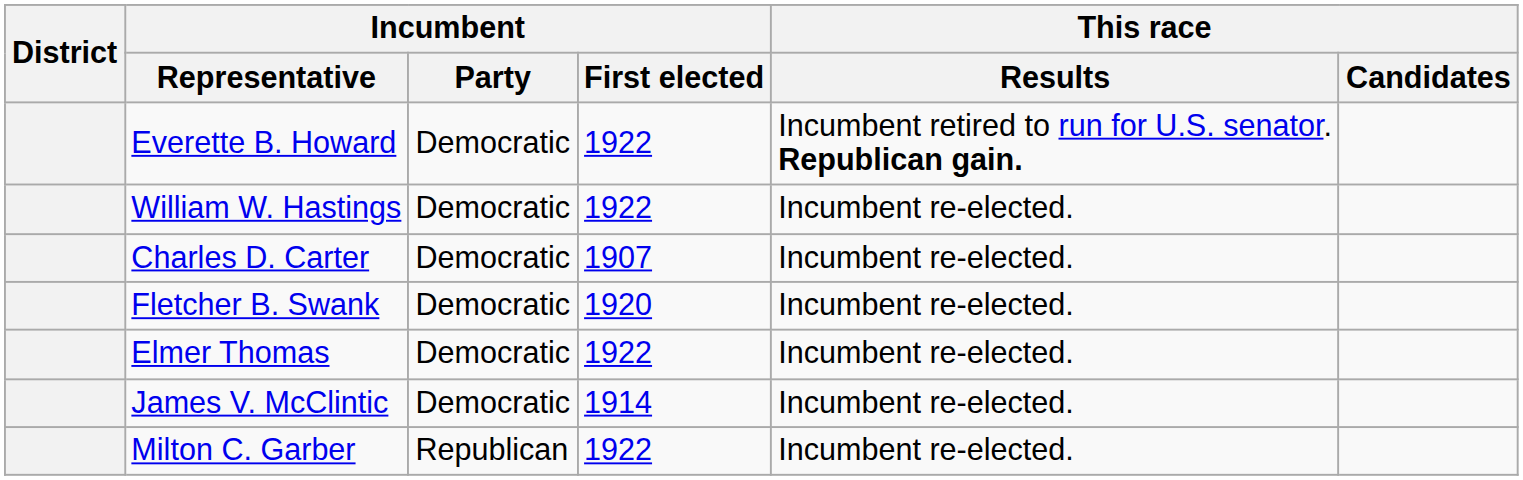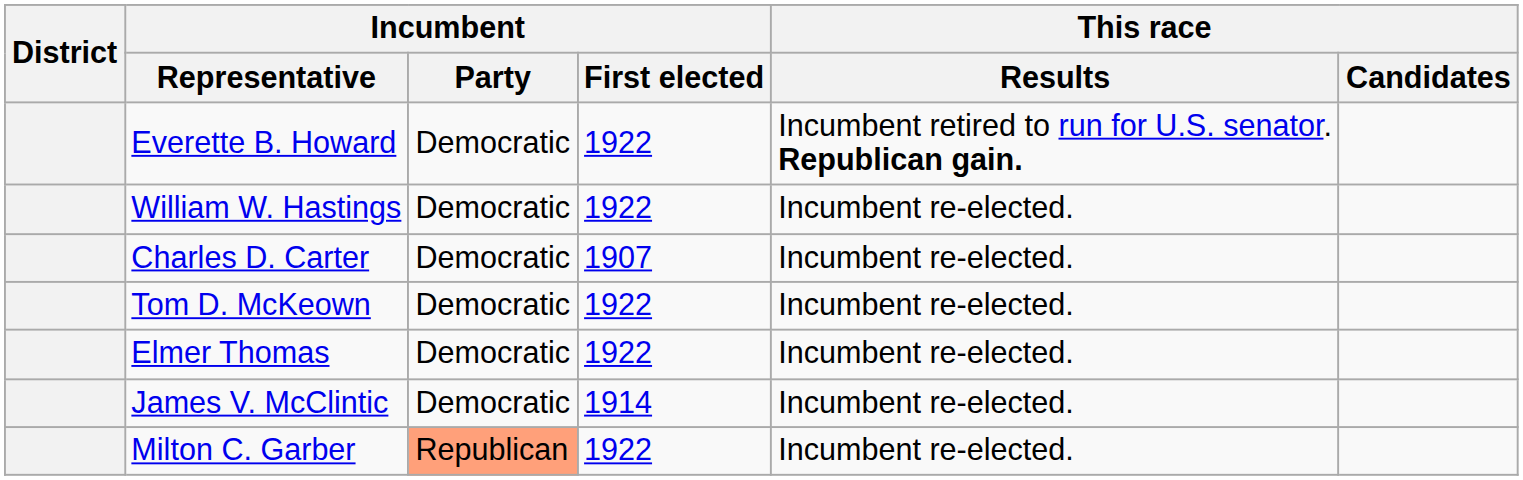+ row: (251, 305)
- row: (255, 305)
(492, 450) no background -> (492, 450) lightsalmon background
